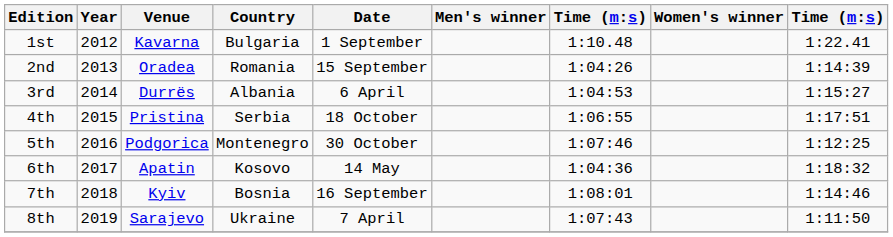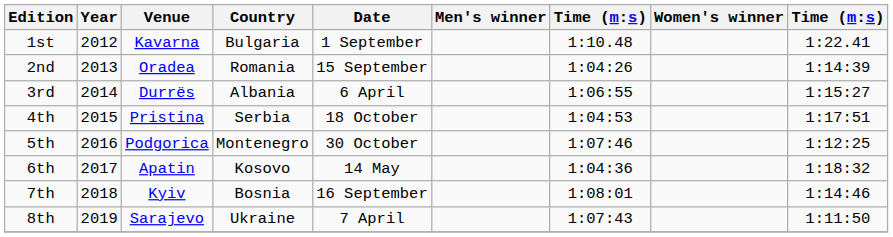(600, 93) 1:04:53 -> (600, 93) 1:06:55
(600, 118) 1:06:55 -> (600, 118) 1:04:53
